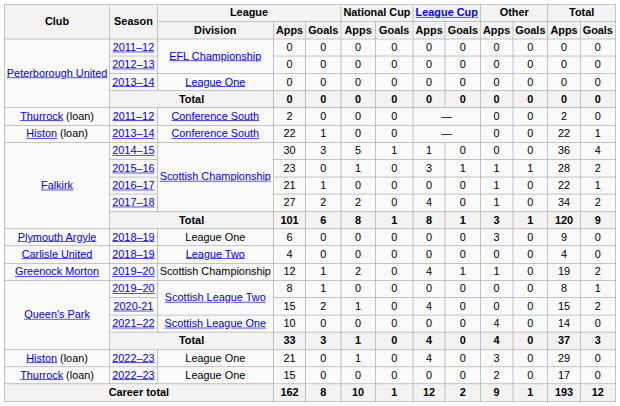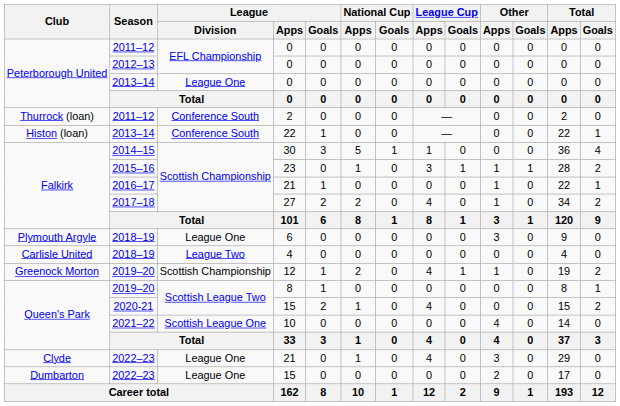(57, 358) Histon (loan) -> (57, 358) Clyde
(57, 375) Thurrock (loan) -> (57, 375) Dumbarton
